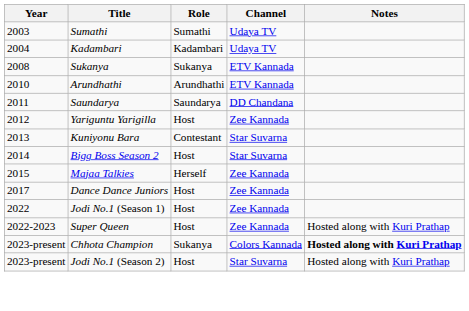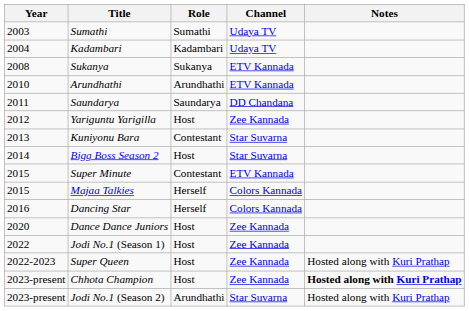+ row: (101, 173)
(259, 173) Zee Kannada -> (266, 191) Colors Kannada
+ row: (101, 208)
(18, 191) 2017 -> (18, 226) 2020
(193, 244) Sukanya -> (184, 279) Host
(266, 244) Colors Kannada -> (259, 279) Zee Kannada
(184, 262) Host -> (199, 297) Arundhathi
